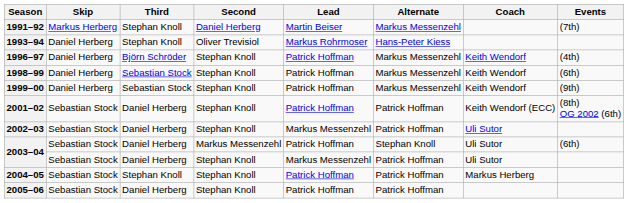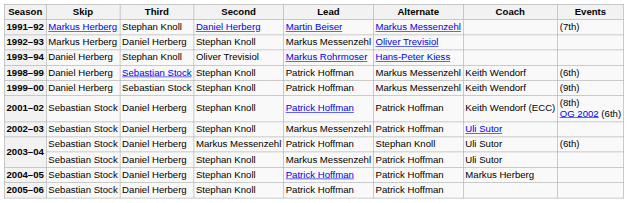+ row: (25, 42)
- row: (25, 57)
(152, 175) Stephan Knoll -> (154, 175) Daniel Herberg
